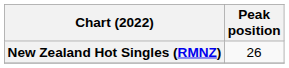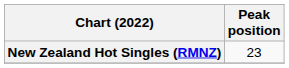(254, 52) 26 -> (254, 52) 23
